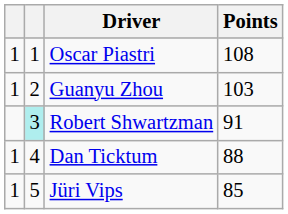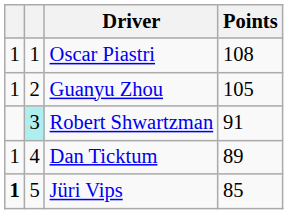(238, 88) 103 -> (238, 88) 105
(233, 156) 88 -> (233, 156) 89
(15, 190) normal -> (15, 190) bold
